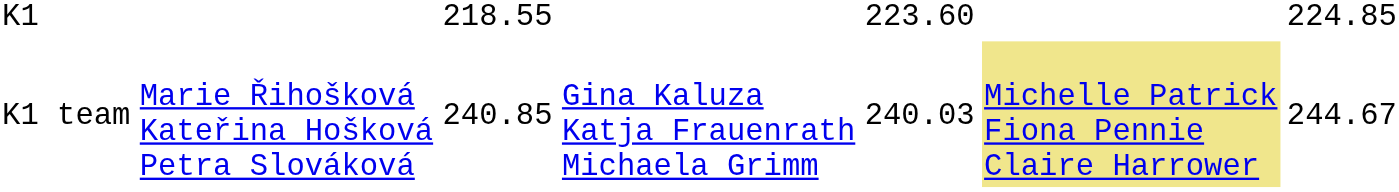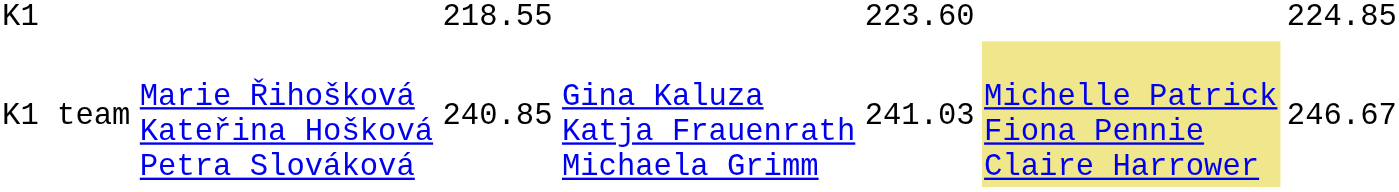(920, 114) 240.03 -> (920, 114) 241.03
(1342, 114) 244.67 -> (1342, 114) 246.67
